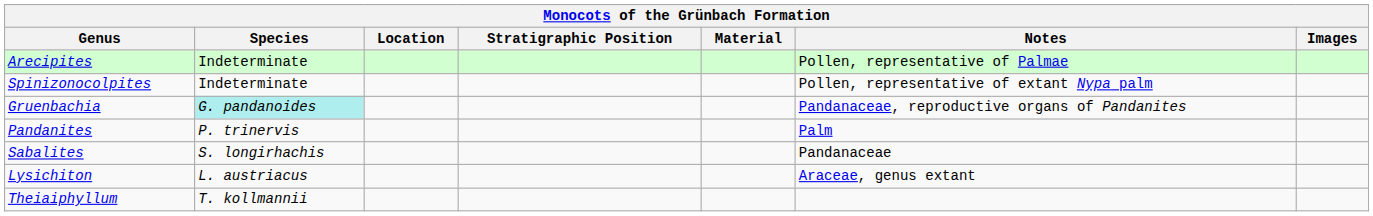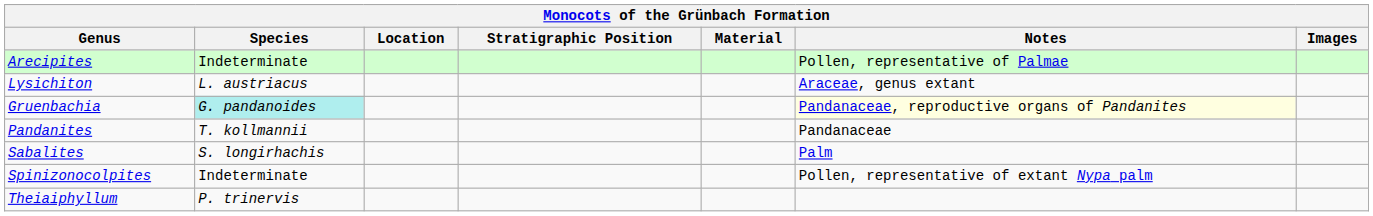rows swapped: (50, 176) <-> (79, 85)
(993, 108) no background -> (993, 108) lightyellow background
(249, 130) P. trinervis -> (253, 130) T. kollmannii
(816, 130) Palm -> (845, 130) Pandanaceae
(845, 153) Pandanaceae -> (816, 153) Palm
(253, 199) T. kollmannii -> (249, 199) P. trinervis
